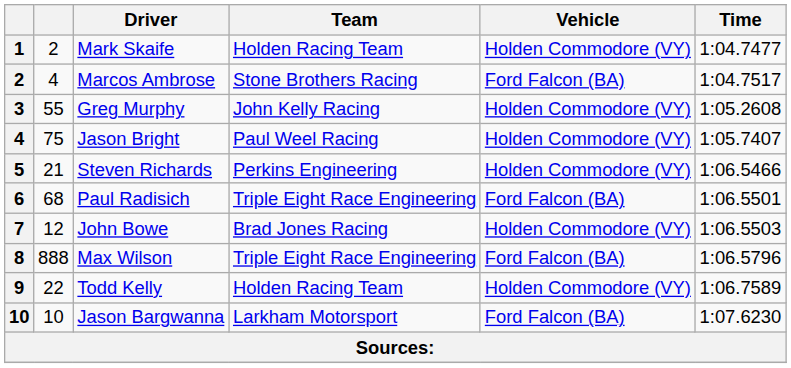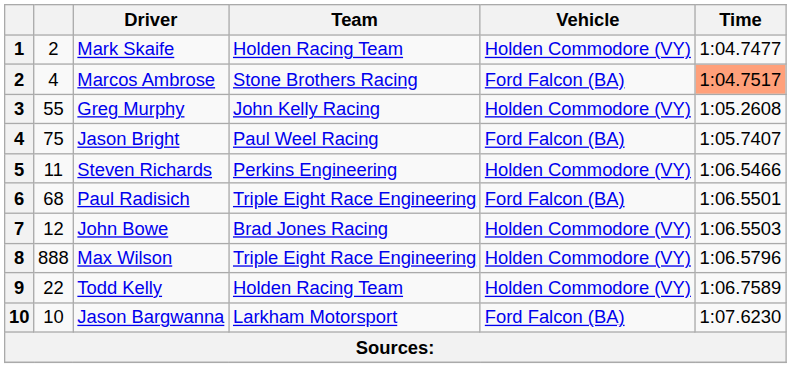(740, 79) no background -> (740, 79) lightsalmon background
(588, 139) Holden Commodore (VY) -> (555, 139) Ford Falcon (BA)
(53, 168) 21 -> (53, 168) 11
(555, 258) Ford Falcon (BA) -> (588, 258) Holden Commodore (VY)
